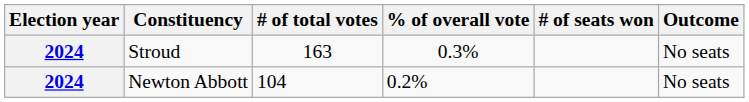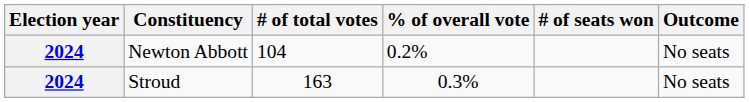rows swapped: (188, 81) <-> (154, 50)
